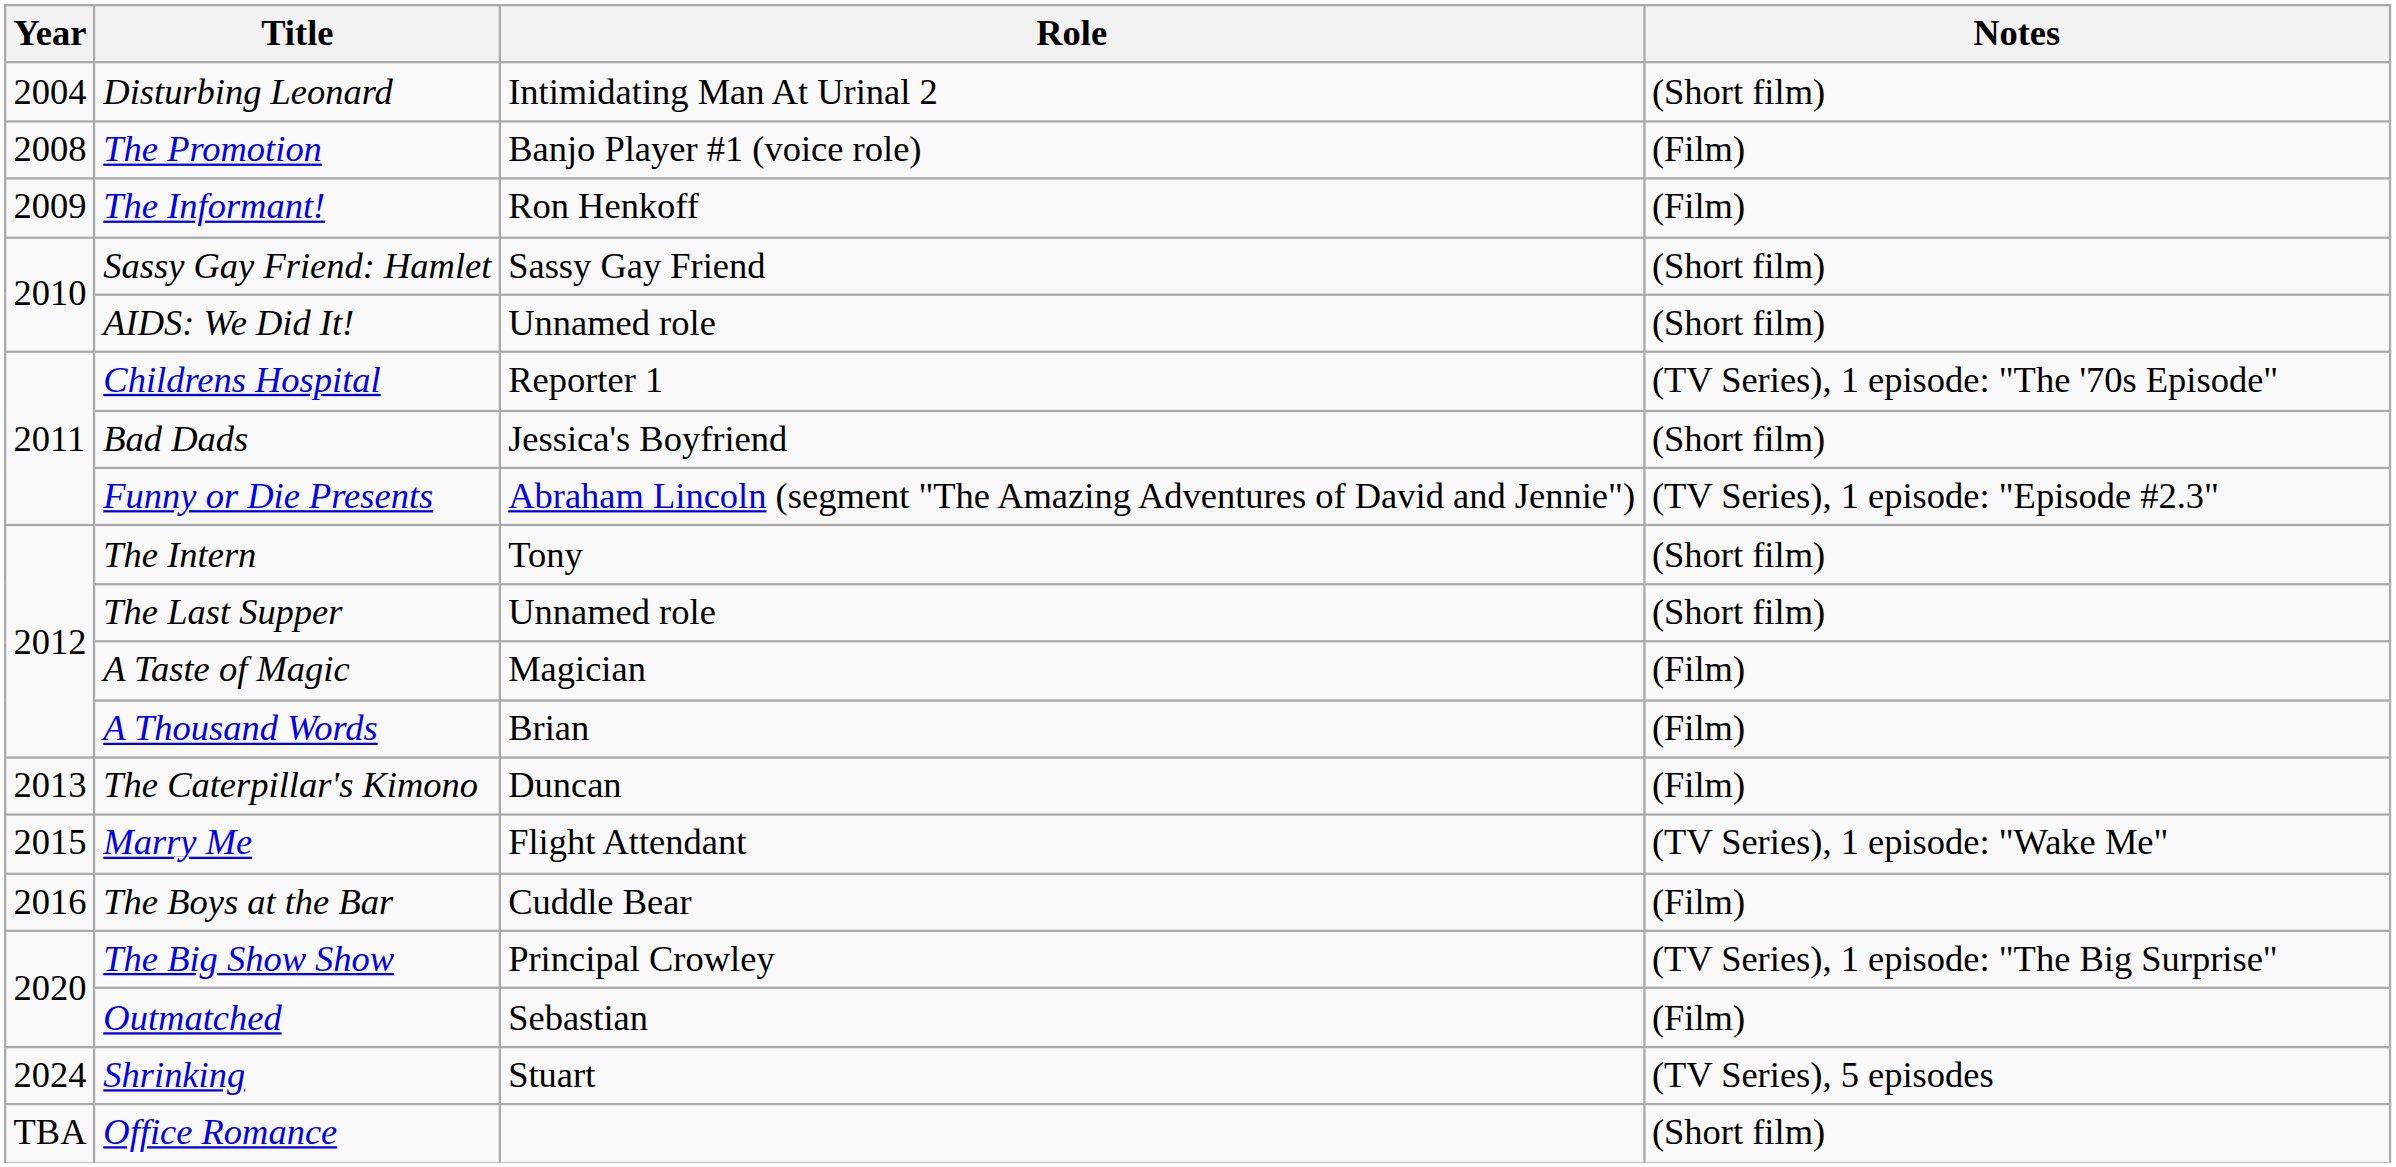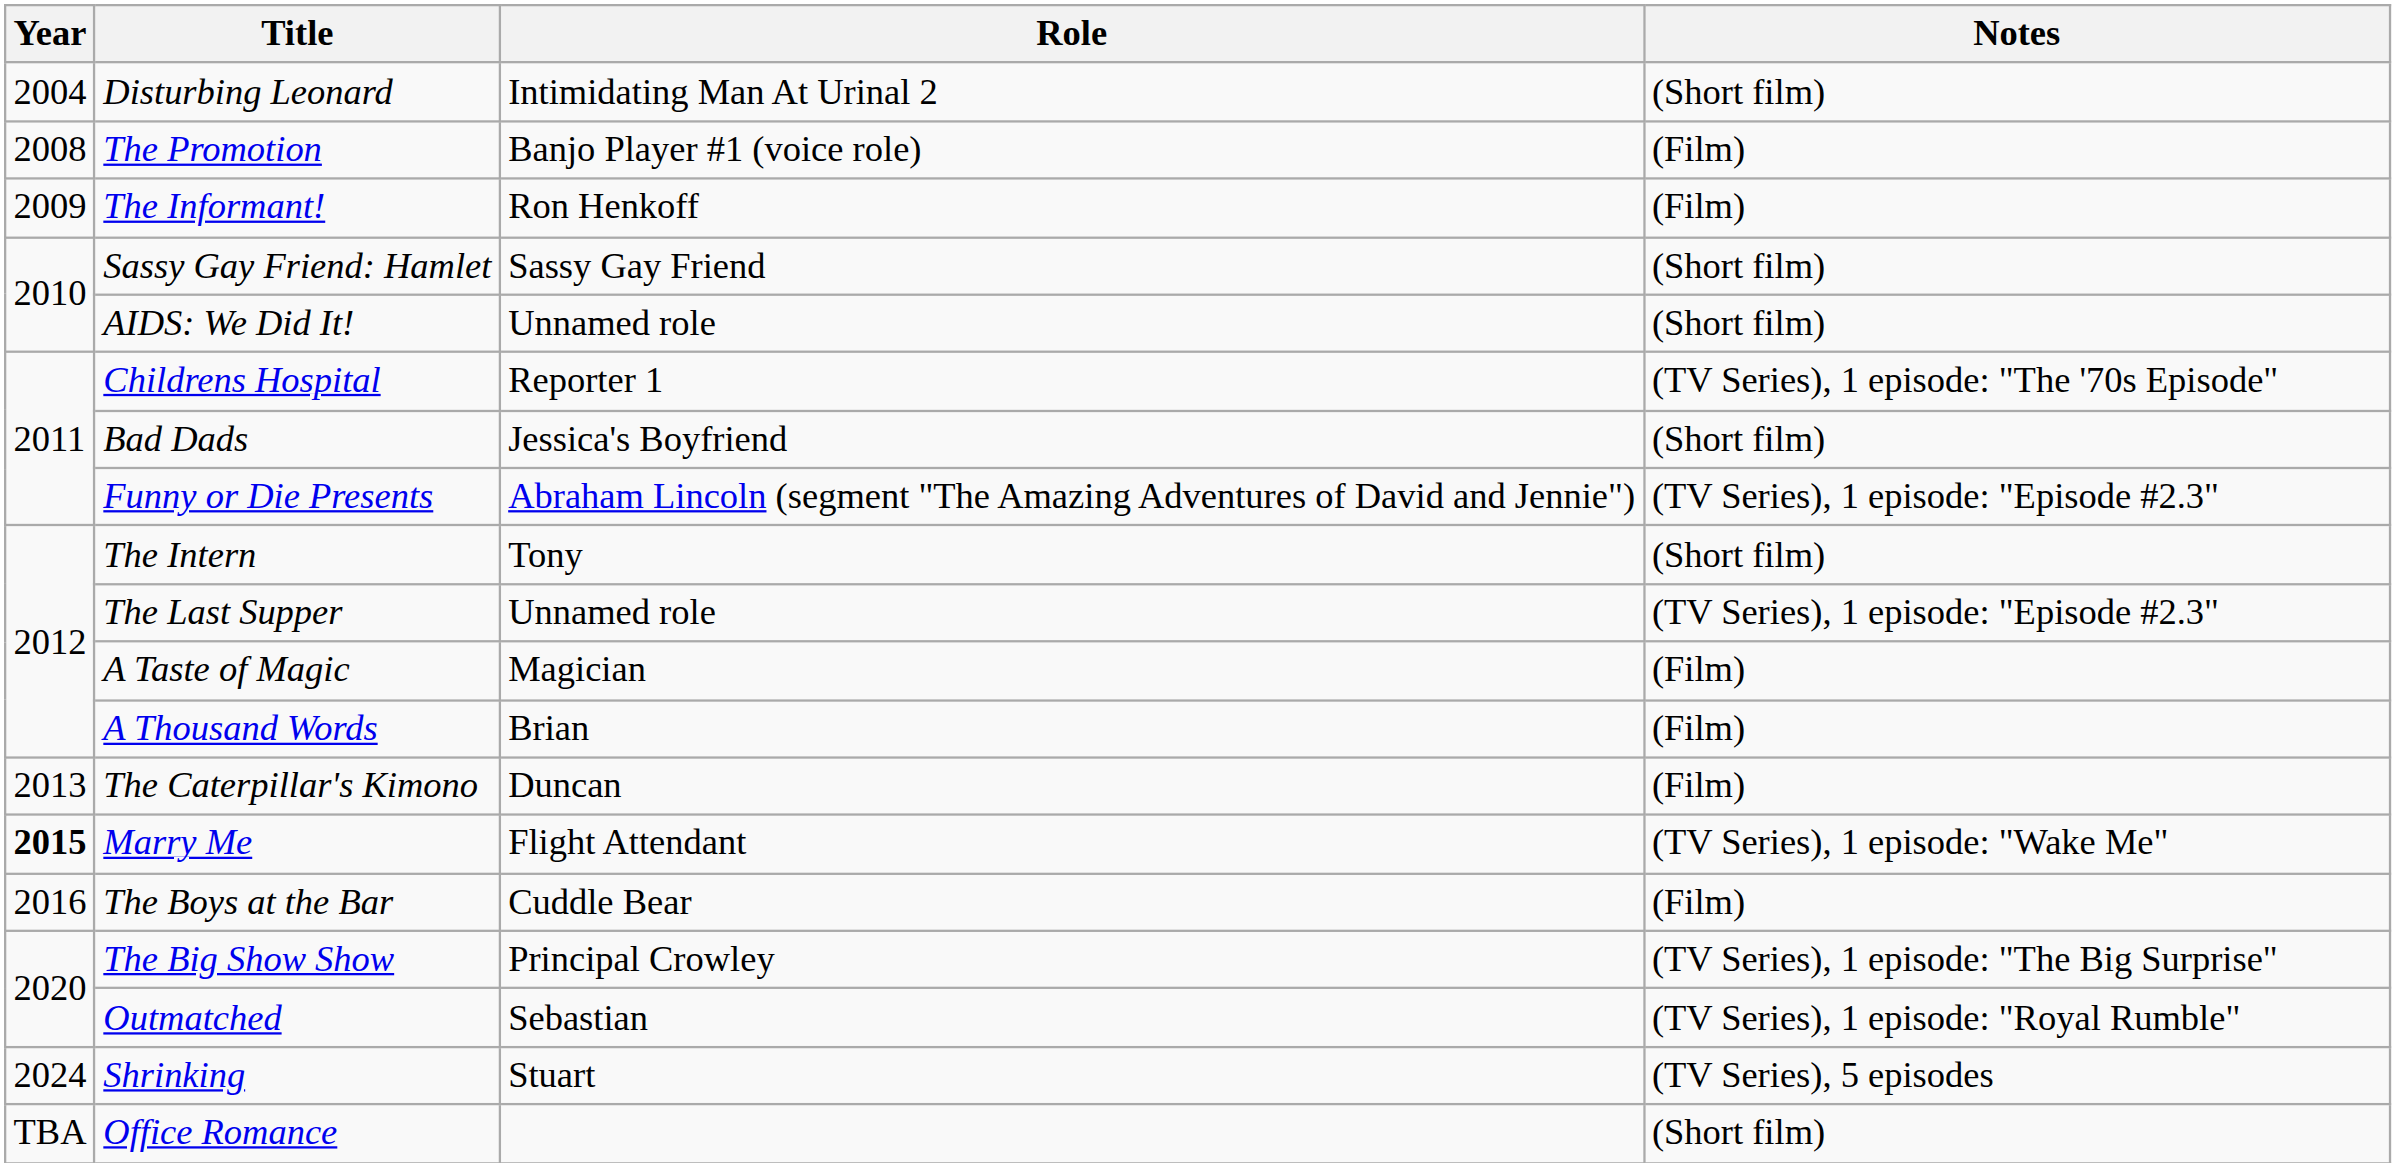(1739, 611) (Short film) -> (1935, 611) (TV Series), 1 episode: "Episode #2.3"
(50, 843) normal -> (50, 843) bold
(1699, 1016) (Film) -> (1946, 1016) (TV Series), 1 episode: "Royal Rumble"
